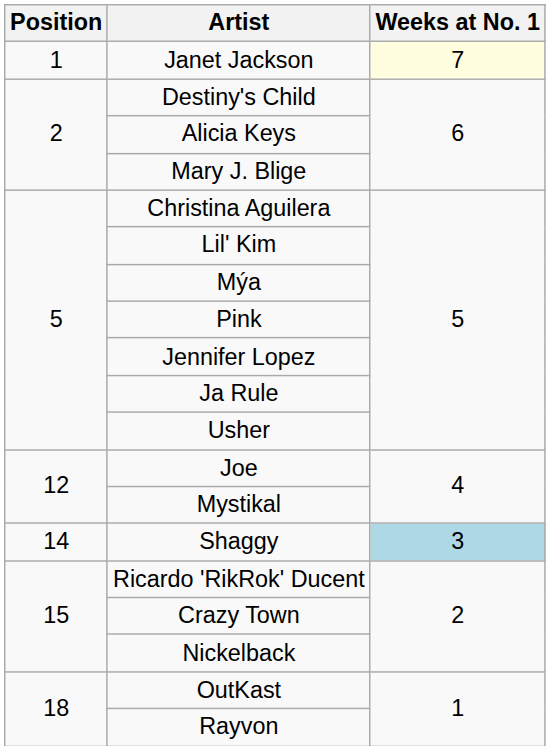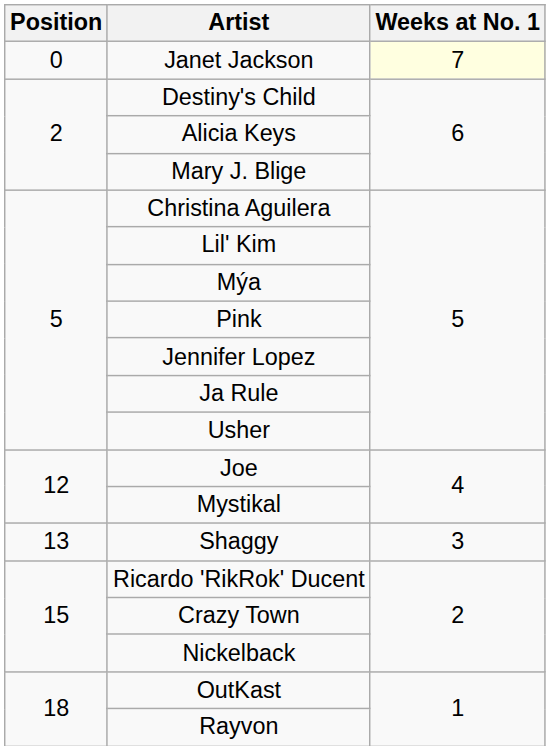(56, 60) 1 -> (56, 60) 0
(56, 541) 14 -> (56, 541) 13
(458, 541) lightblue background -> (458, 541) no background
